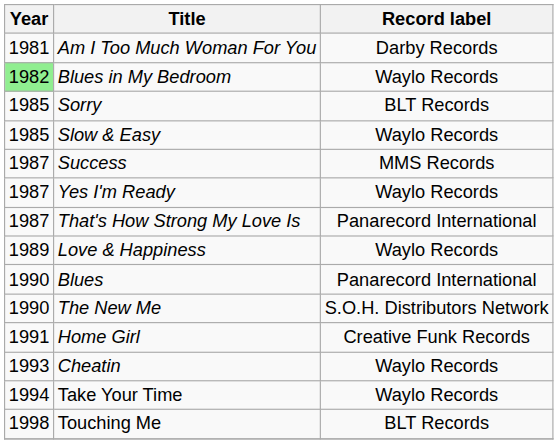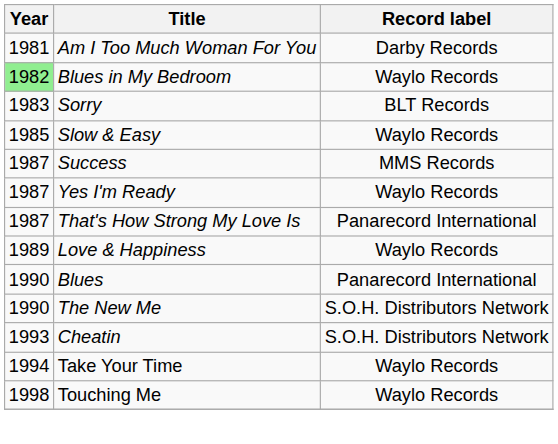(29, 105) 1985 -> (29, 105) 1983
- row: (99, 337)
(437, 366) Waylo Records -> (437, 337) S.O.H. Distributors Network
(437, 423) BLT Records -> (437, 395) Waylo Records
